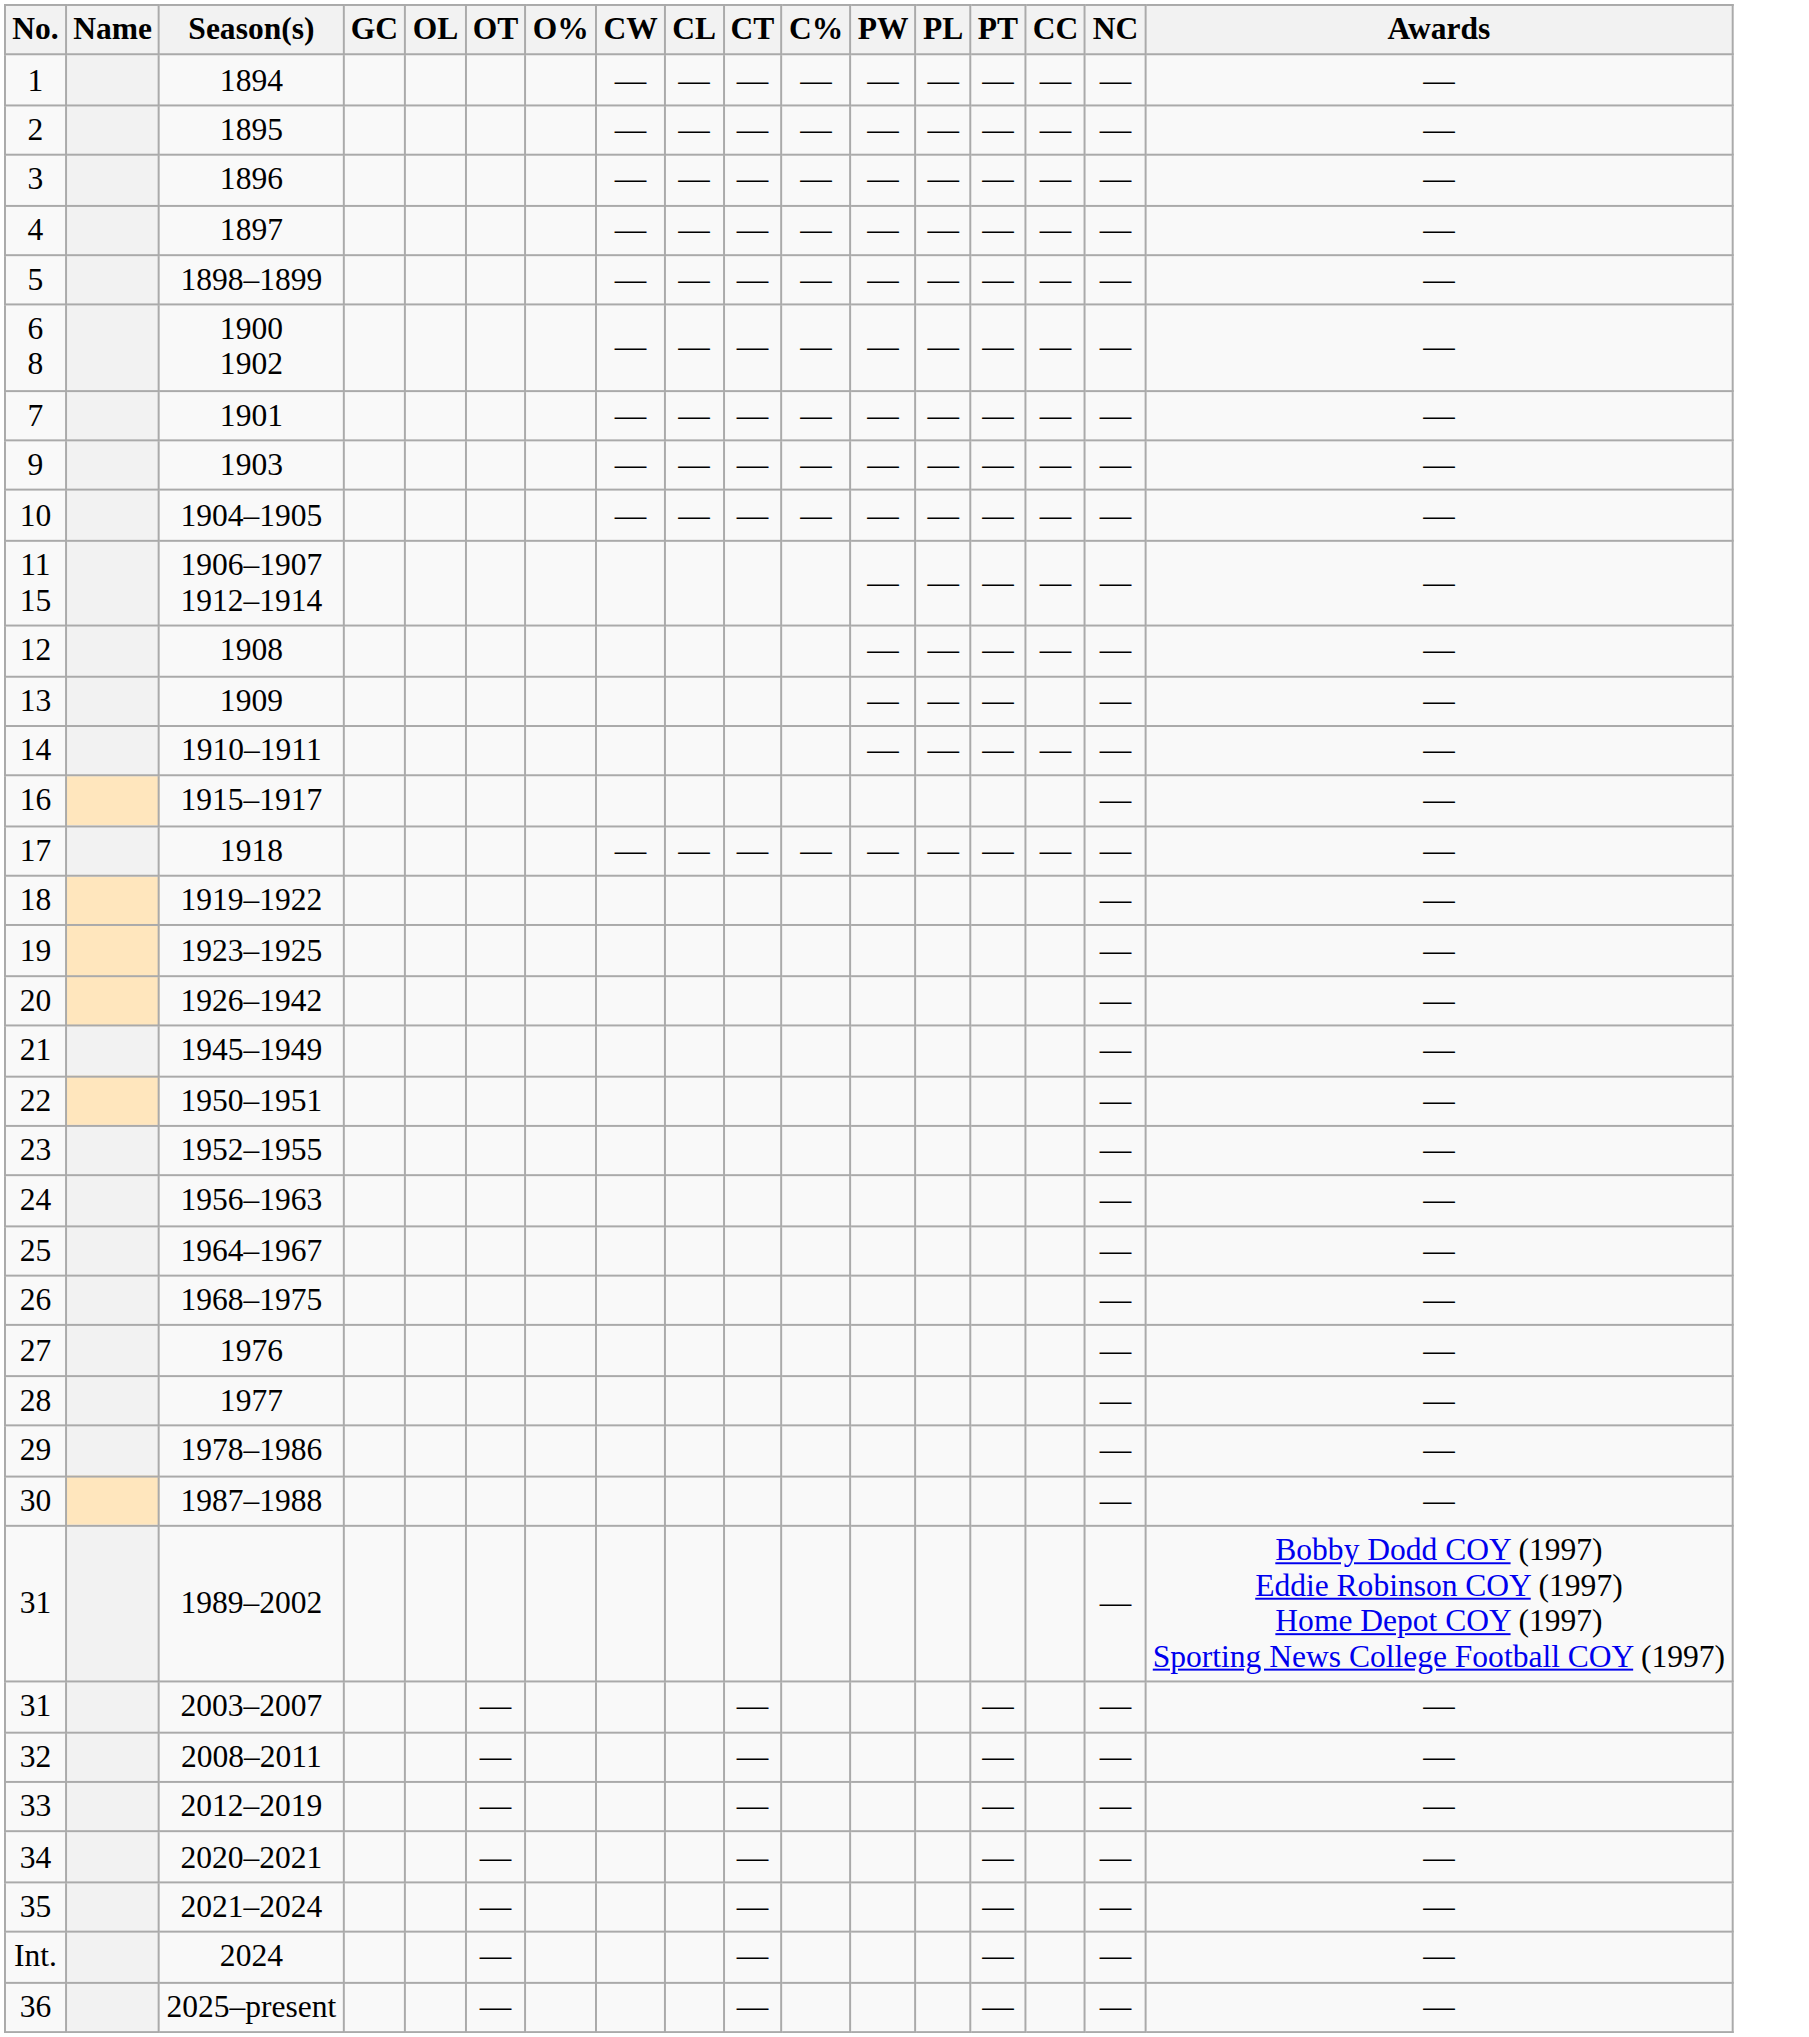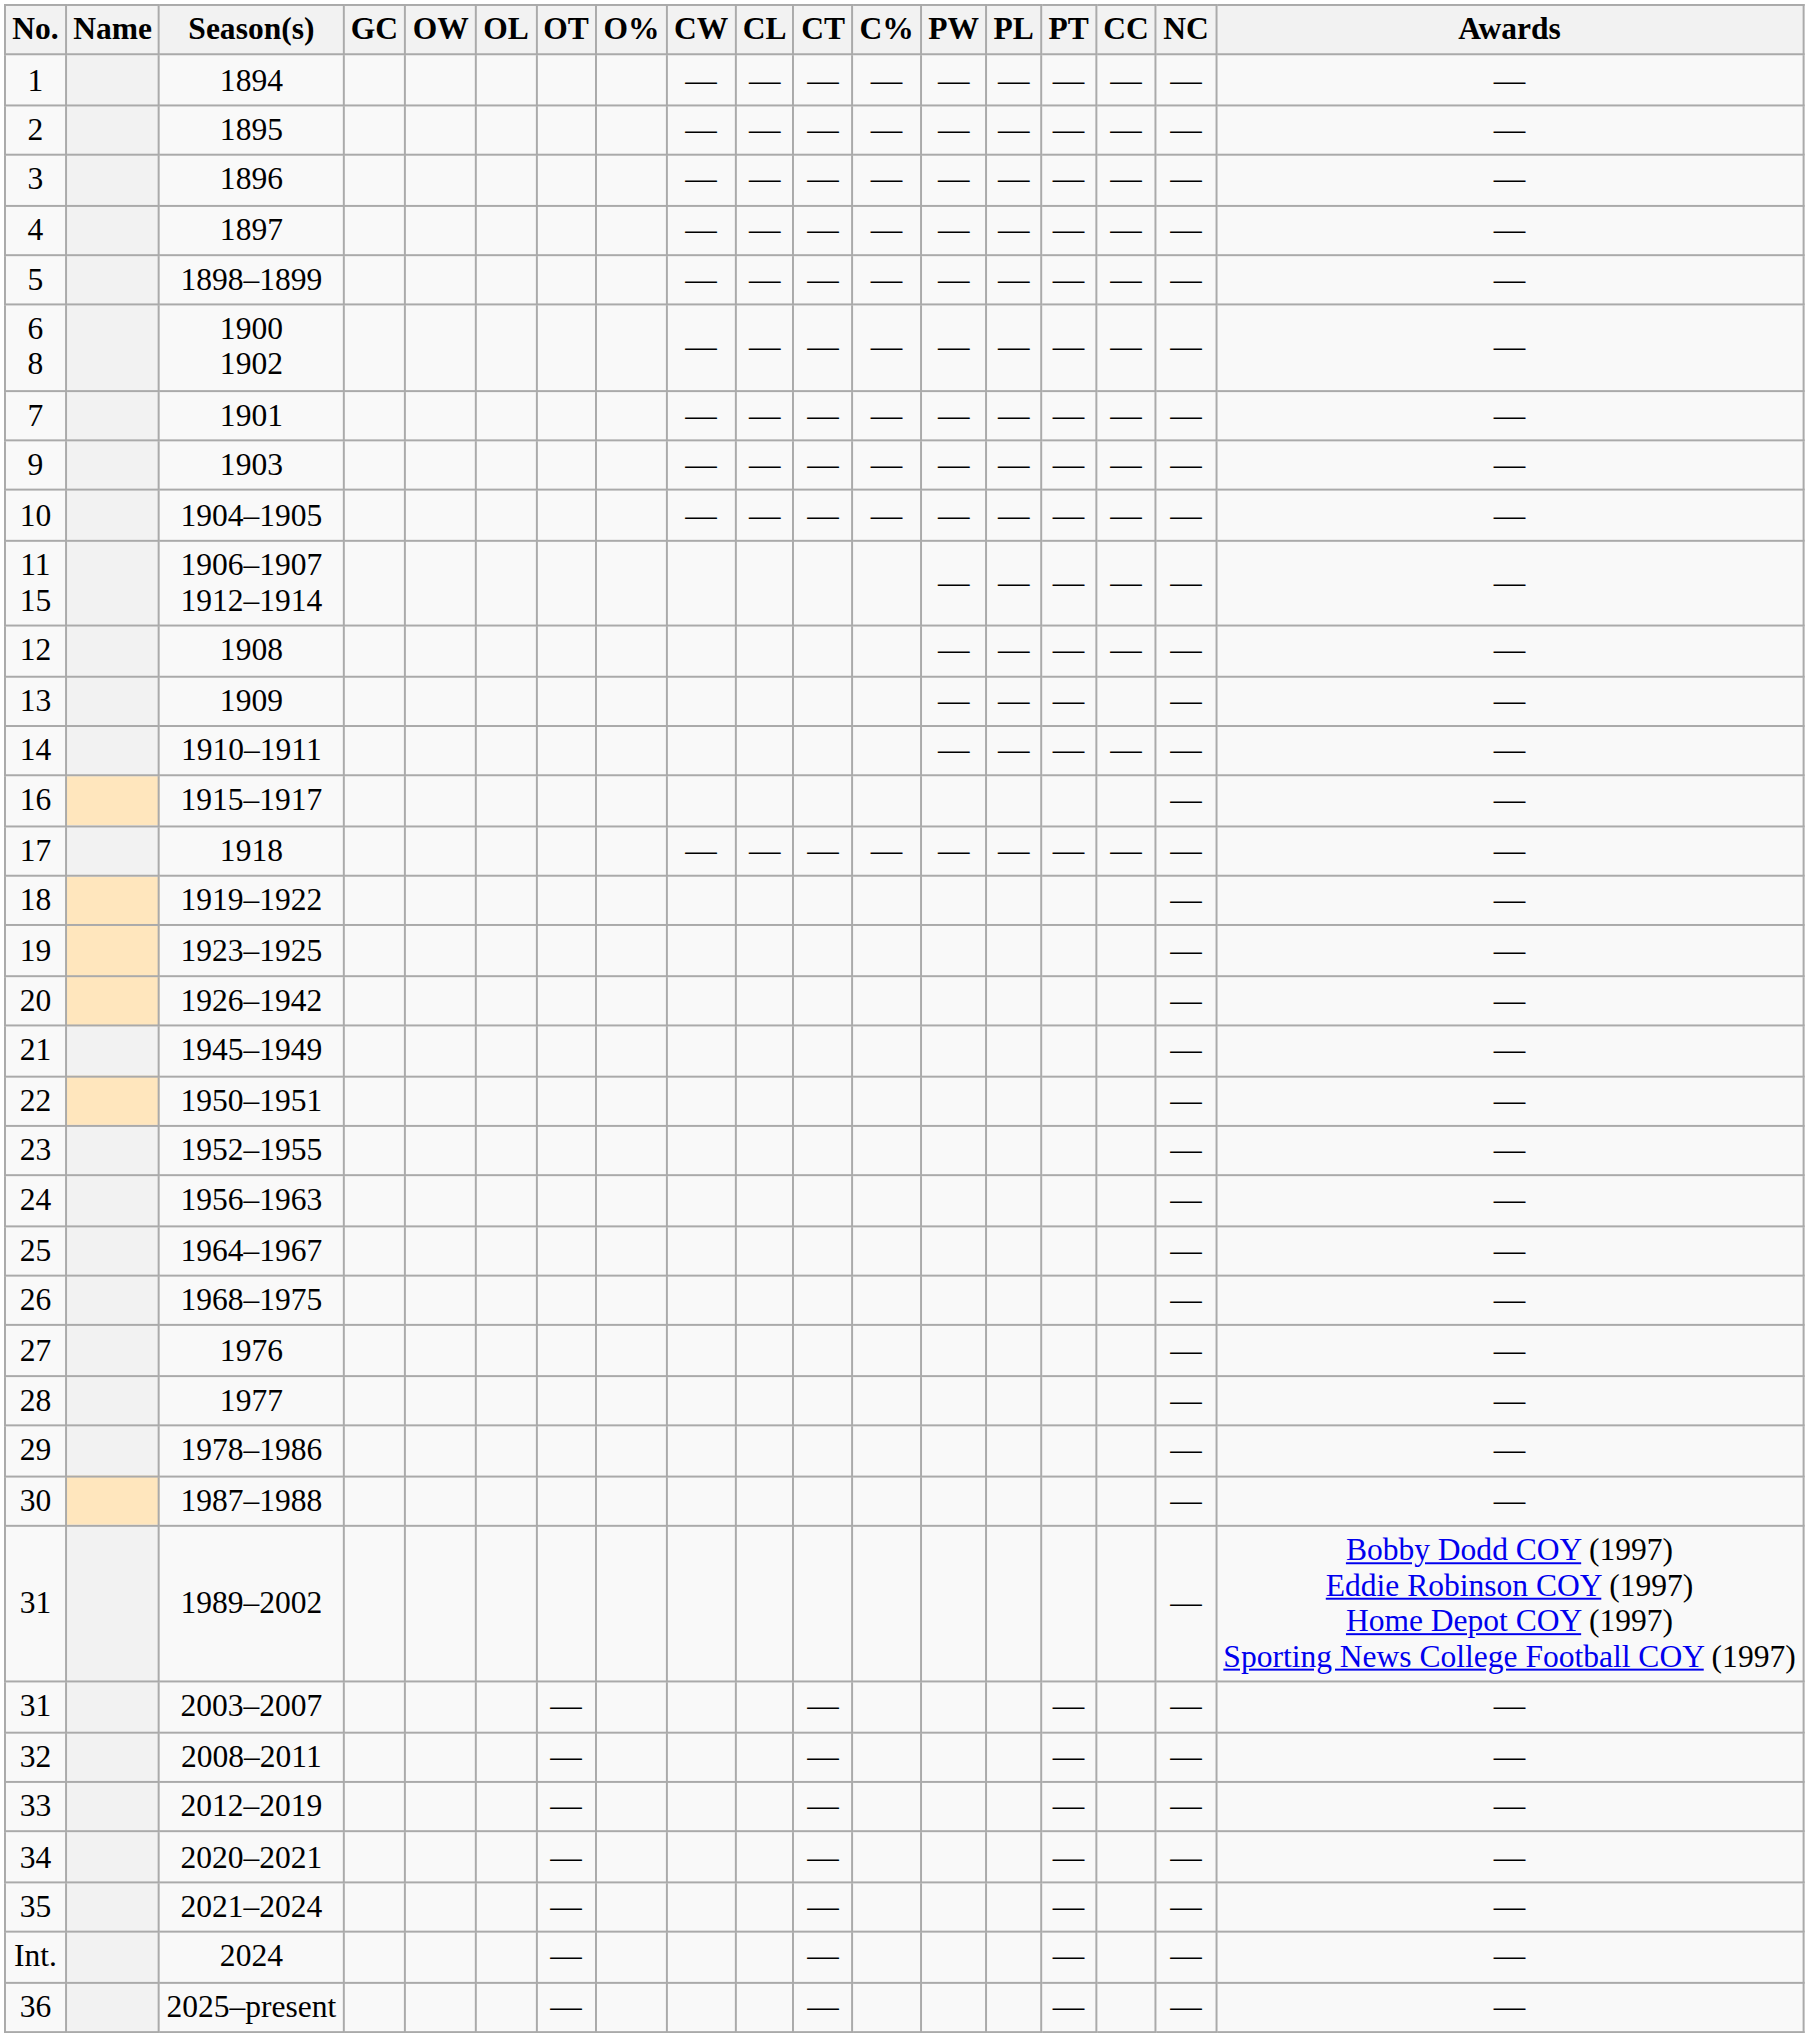+ column: (441, 29)
